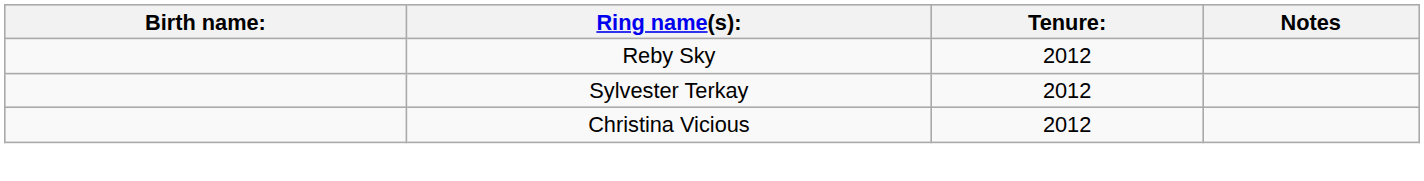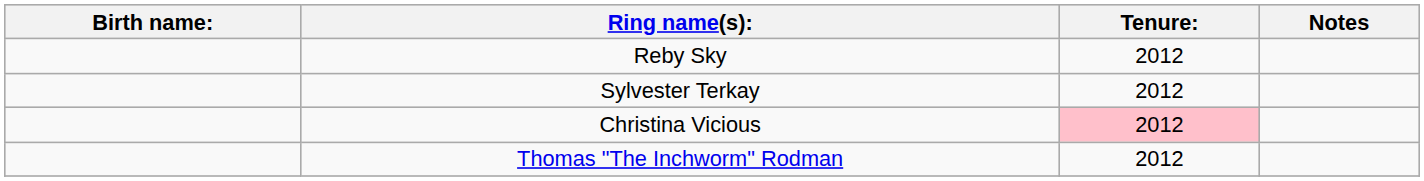(1067, 124) no background -> (1159, 124) pink background
+ row: (680, 159)
